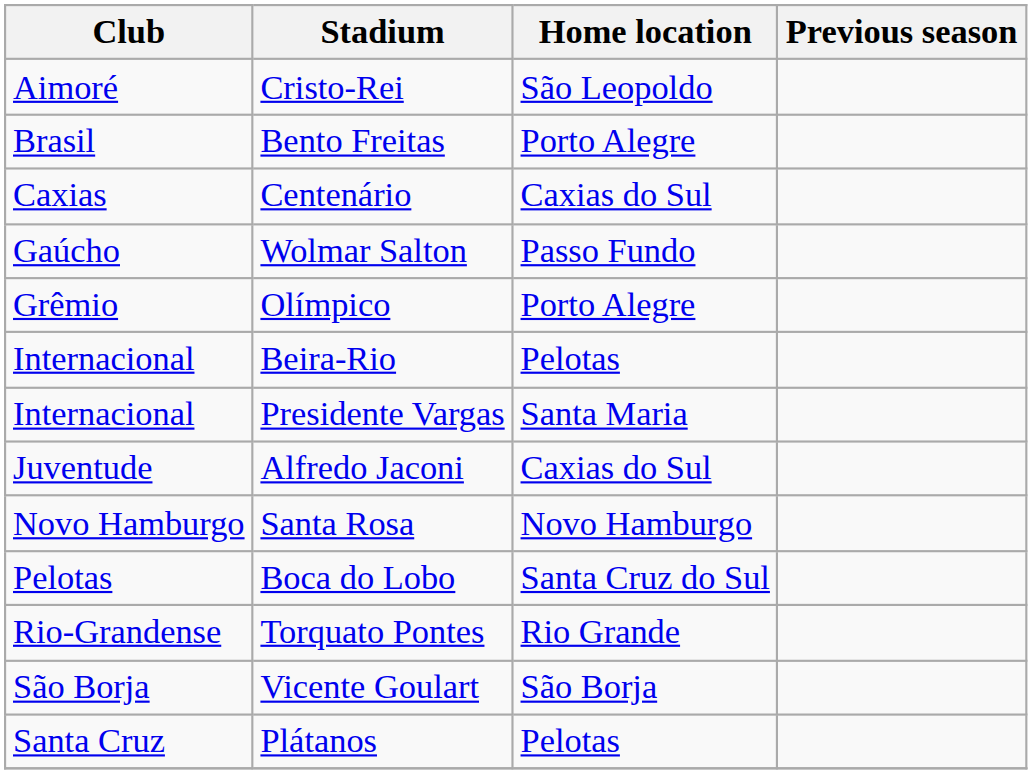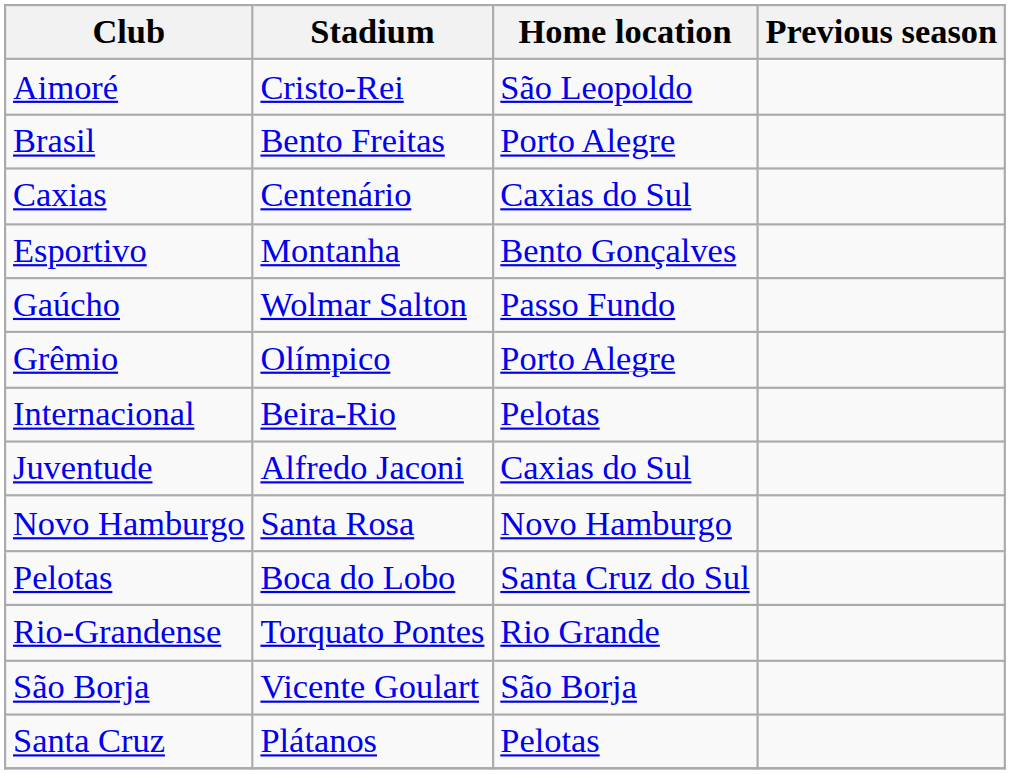+ row: (330, 250)
- row: (383, 413)
